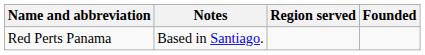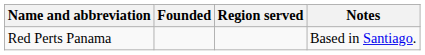columns swapped: (389, 15) <-> (210, 15)
